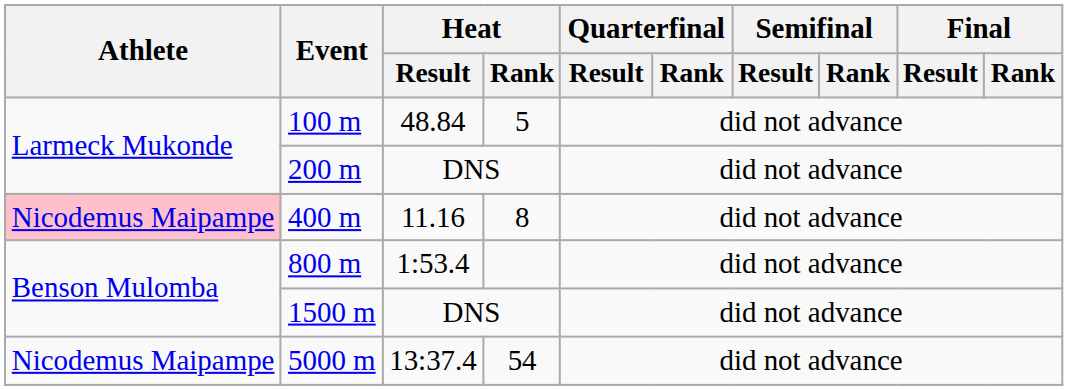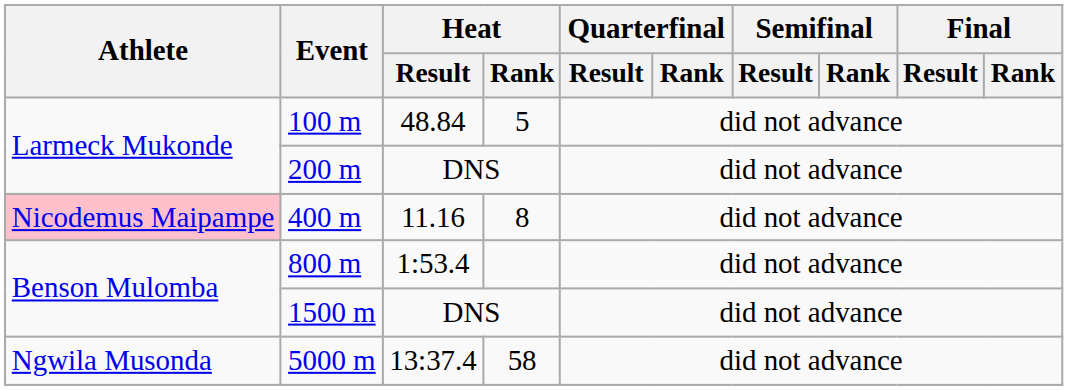(143, 360) Nicodemus Maipampe -> (112, 360) Ngwila Musonda
(522, 360) 54 -> (522, 360) 58
